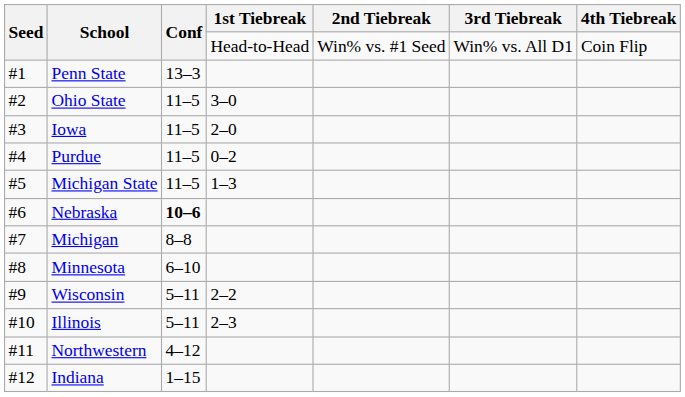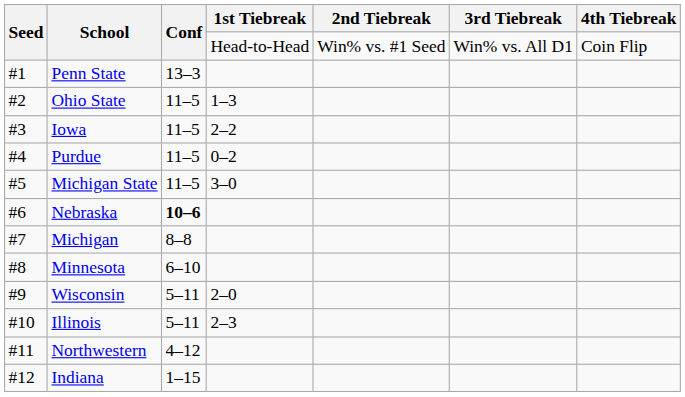(224, 101) 3–0 -> (224, 101) 1–3
(224, 128) 2–0 -> (224, 128) 2–2
(224, 184) 1–3 -> (224, 184) 3–0
(224, 294) 2–2 -> (224, 294) 2–0
